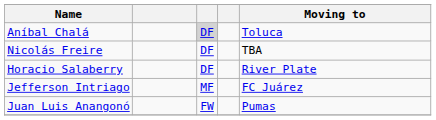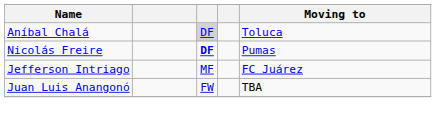(207, 51) normal -> (207, 51) bold
(252, 51) TBA -> (259, 51) Pumas
- row: (65, 69)
(259, 106) Pumas -> (252, 87) TBA
